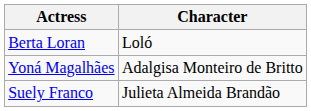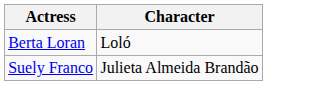- row: (61, 67)
